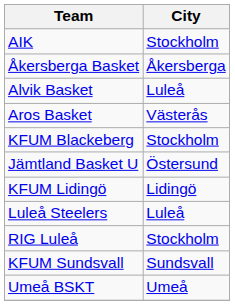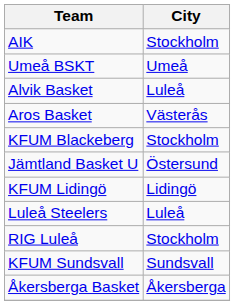rows swapped: (74, 66) <-> (51, 287)
